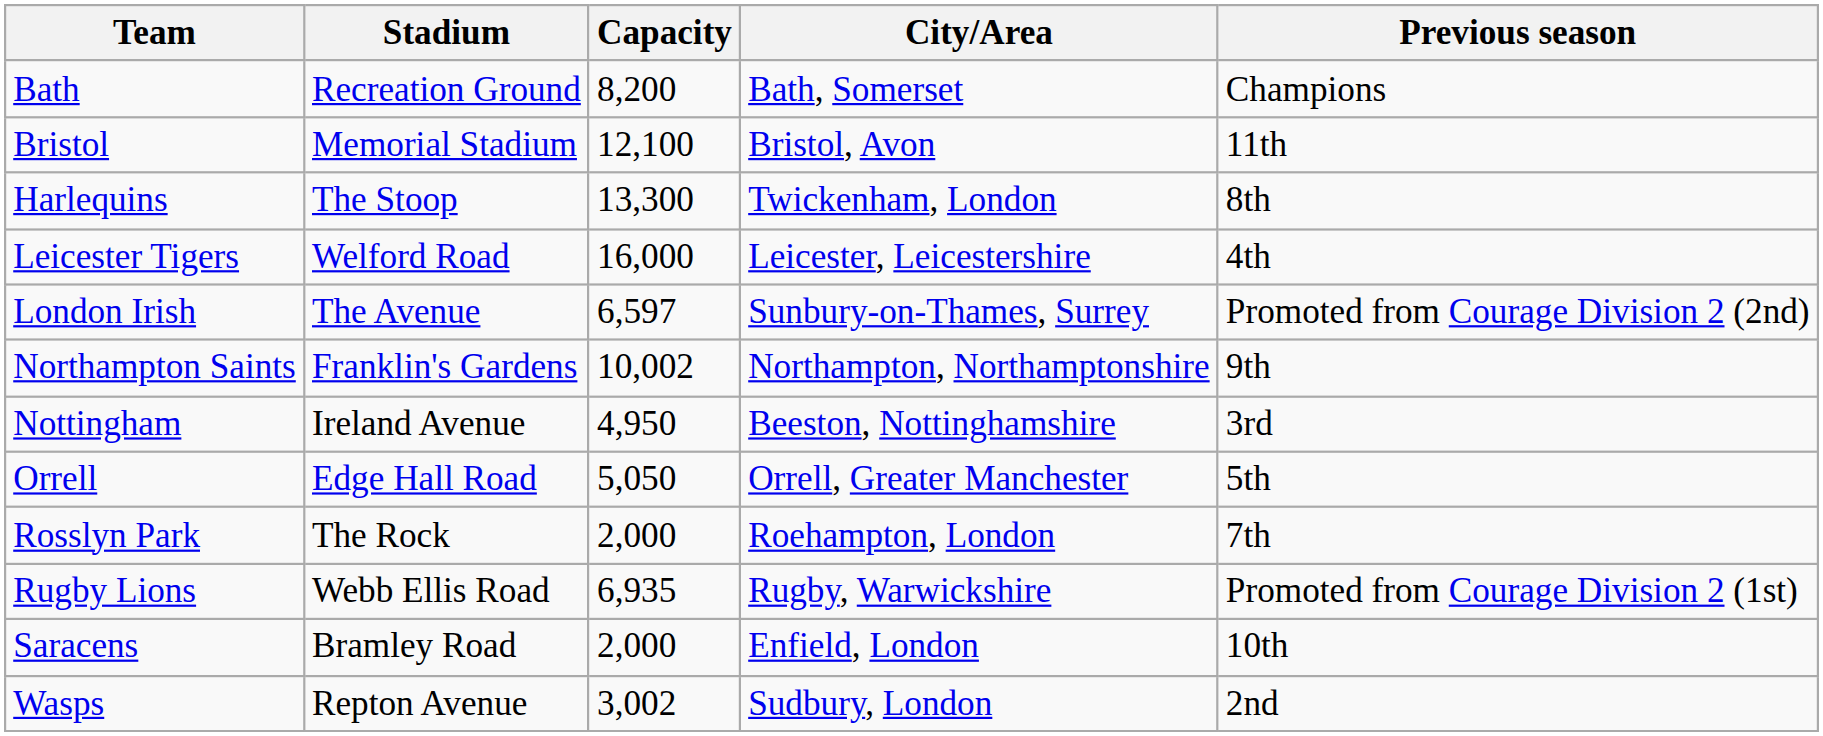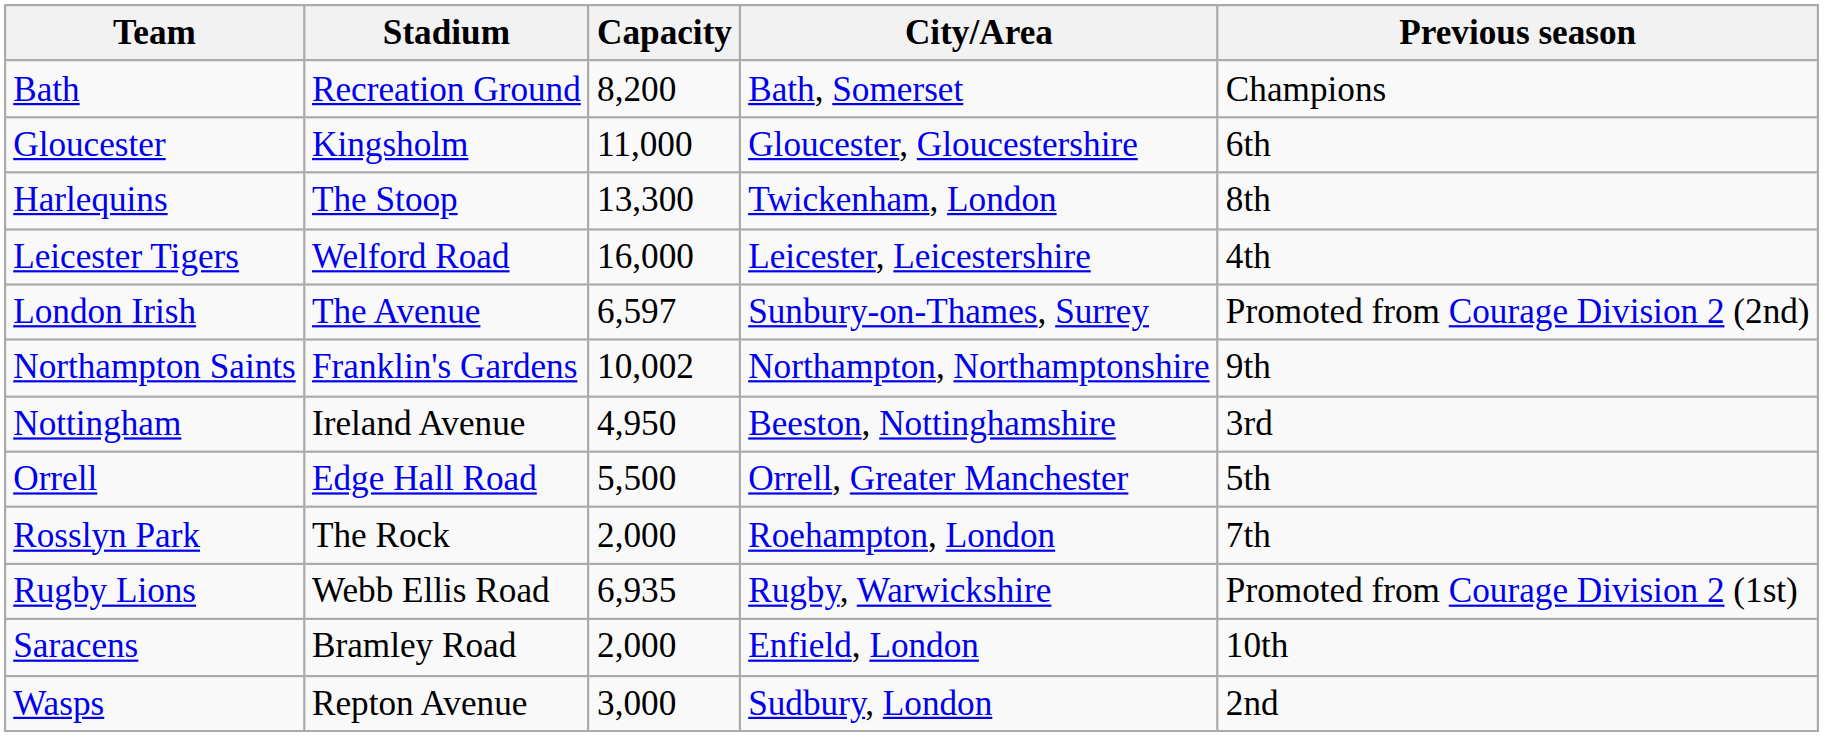- row: (61, 144)
+ row: (89, 144)
(637, 479) 5,050 -> (637, 479) 5,500
(637, 702) 3,002 -> (637, 702) 3,000
